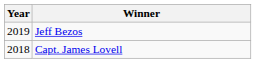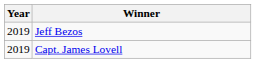(18, 49) 2018 -> (18, 49) 2019
